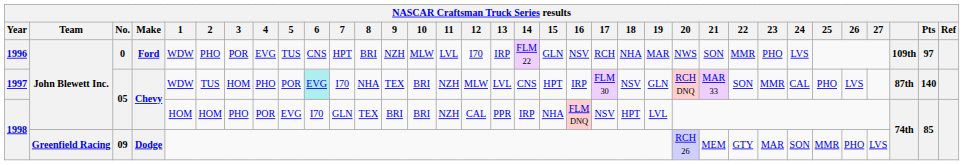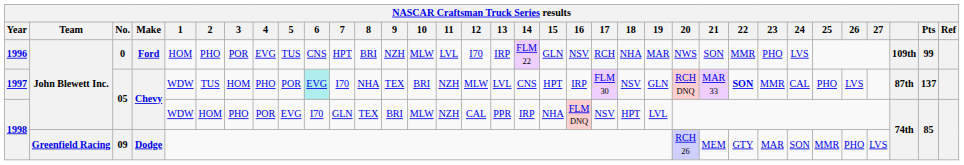(180, 54) WDW -> (180, 54) HOM
(929, 54) 97 -> (929, 54) 99
(743, 84) normal -> (743, 84) bold
(929, 84) 140 -> (929, 84) 137
(180, 114) HOM -> (180, 114) WDW
(422, 114) BRI -> (422, 114) MLW
